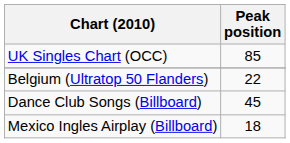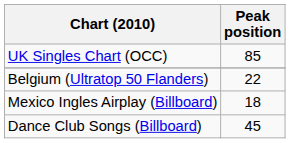rows swapped: (113, 126) <-> (105, 102)
